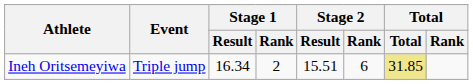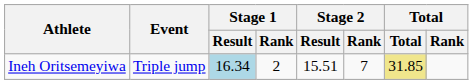(233, 67) no background -> (233, 67) lightblue background
(364, 67) 6 -> (364, 67) 7
